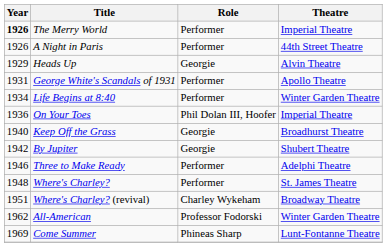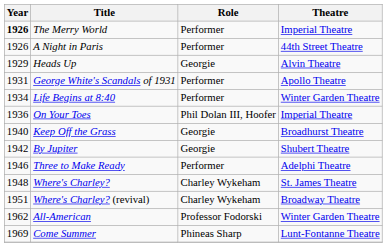(202, 183) Performer -> (220, 183) Charley Wykeham
